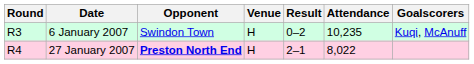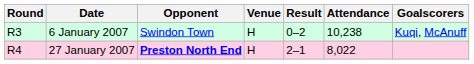(344, 31) 10,235 -> (344, 31) 10,238
